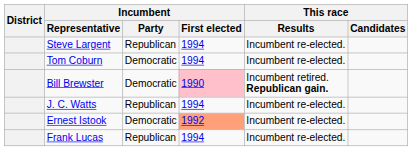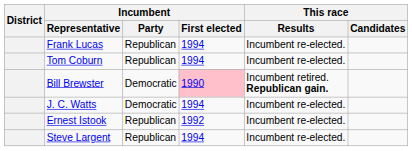rows swapped: (79, 45) <-> (75, 137)
(151, 61) Democratic -> (150, 61) Republican
(150, 105) Republican -> (151, 105) Democratic
(151, 121) Democratic -> (150, 121) Republican
(193, 121) lightsalmon background -> (193, 121) no background
